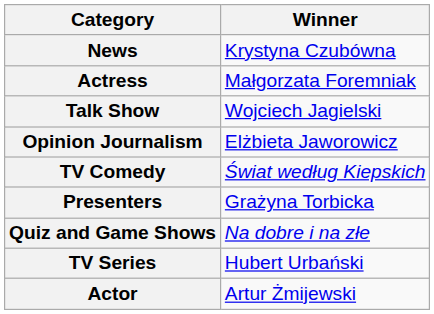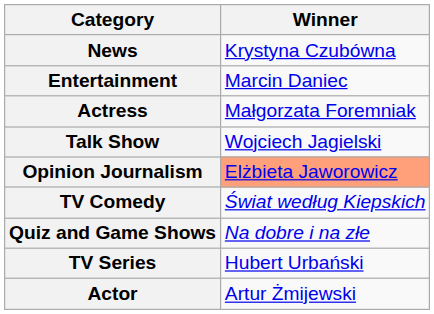+ row: (113, 80)
(311, 141) no background -> (311, 171) lightsalmon background
- row: (113, 202)
